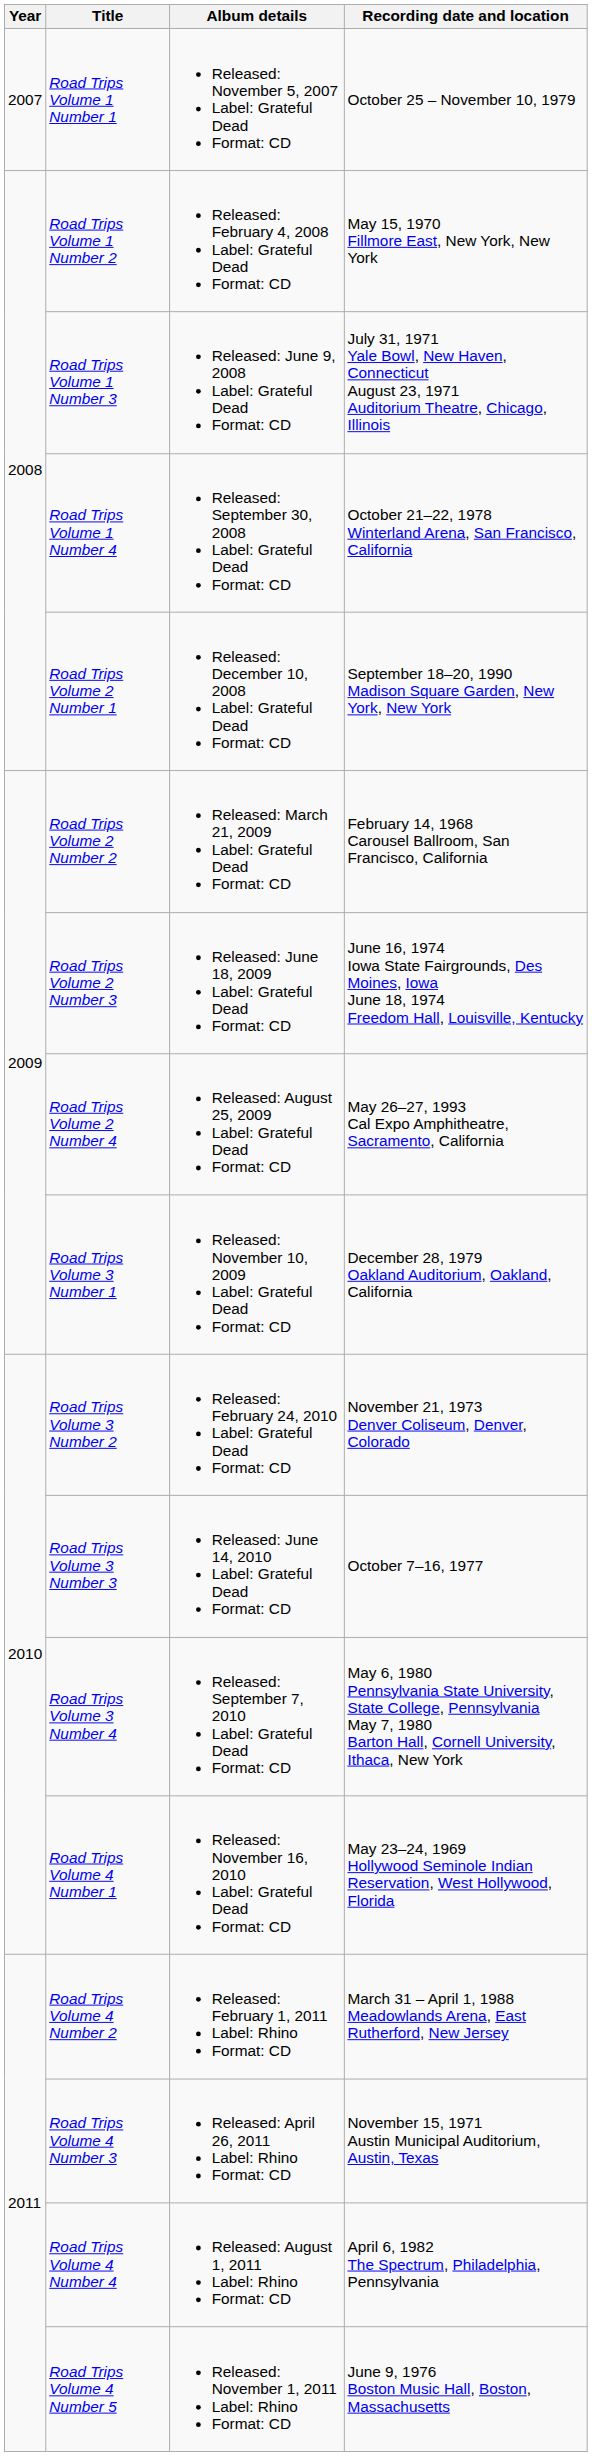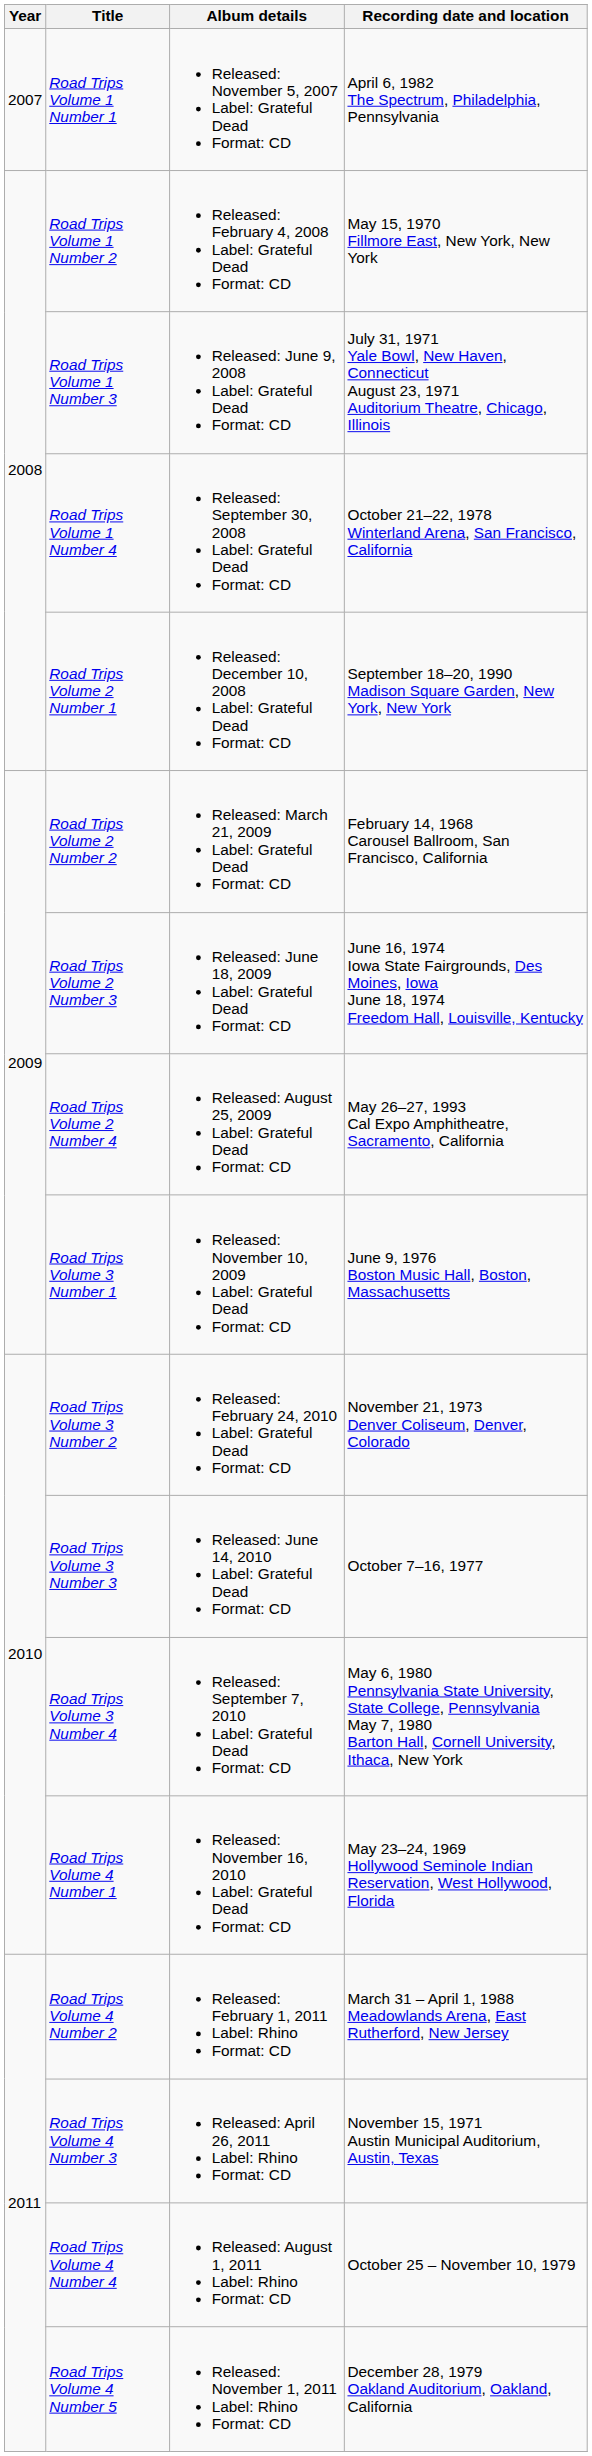(461, 99) October 25 – November 10, 1979 -> (444, 99) April 6, 1982 The Spectrum, Philadelphia, Pennsylvania
(449, 1274) December 28, 1979 Oakland Auditorium, Oakland, California -> (439, 1274) June 9, 1976 Boston Music Hall, Boston, Massachusetts
(444, 2264) April 6, 1982 The Spectrum, Philadelphia, Pennsylvania -> (461, 2264) October 25 – November 10, 1979
(439, 2389) June 9, 1976 Boston Music Hall, Boston, Massachusetts -> (449, 2389) December 28, 1979 Oakland Auditorium, Oakland, California
